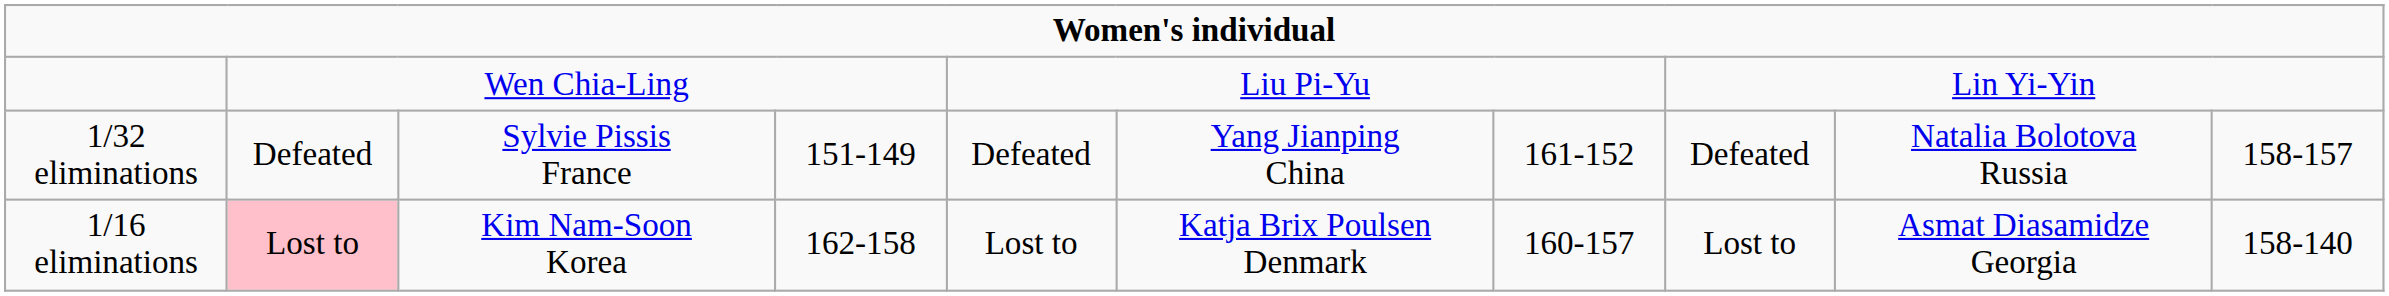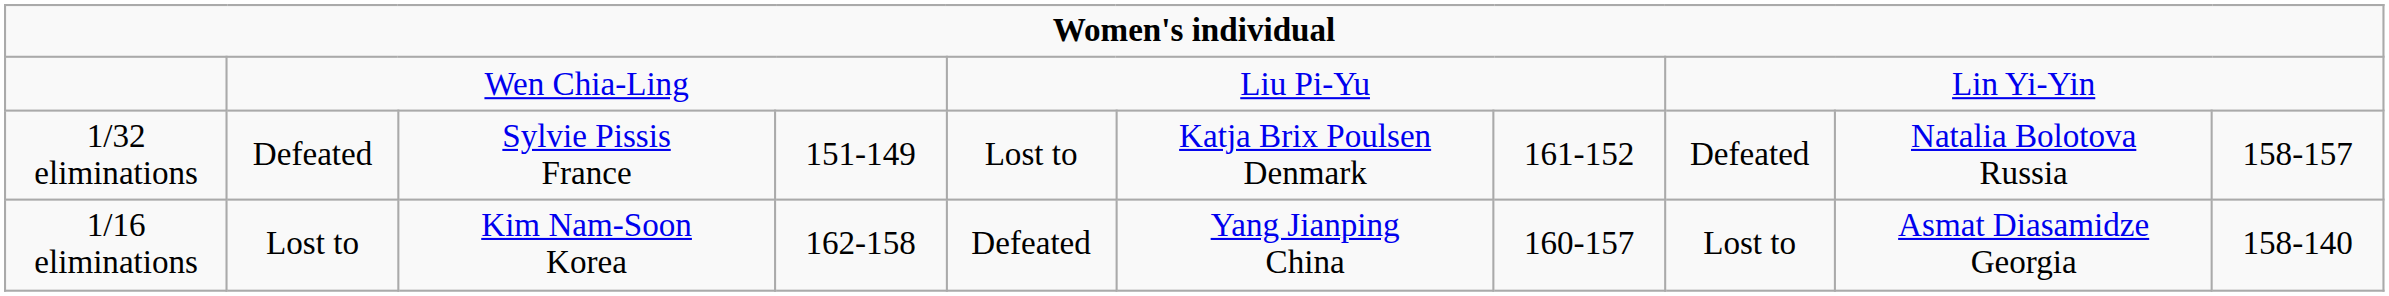(1031, 154) Defeated -> (1031, 154) Lost to
(1305, 154) Yang Jianping China -> (1305, 154) Katja Brix Poulsen Denmark
(313, 244) pink background -> (313, 244) no background
(1031, 244) Lost to -> (1031, 244) Defeated
(1305, 244) Katja Brix Poulsen Denmark -> (1305, 244) Yang Jianping China
